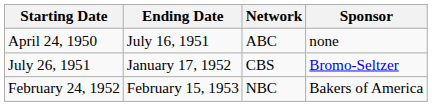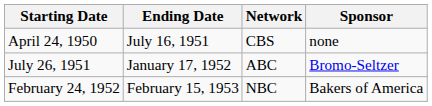(261, 40) ABC -> (260, 40) CBS
(260, 64) CBS -> (261, 64) ABC
